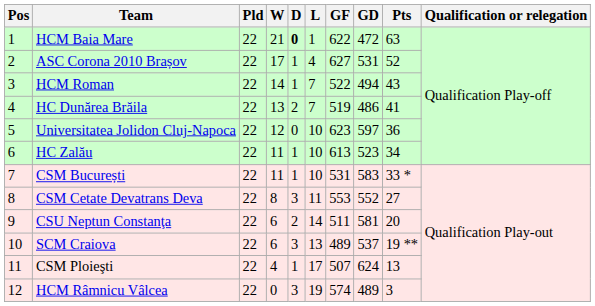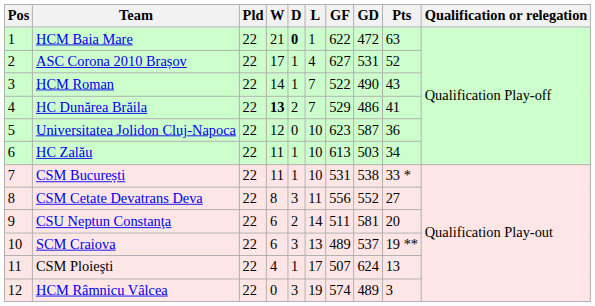(368, 84) 494 -> (368, 84) 490
(277, 107) normal -> (277, 107) bold
(340, 107) 519 -> (340, 107) 529
(368, 130) 597 -> (368, 130) 587
(368, 152) 523 -> (368, 152) 503
(368, 175) 583 -> (368, 175) 538
(340, 198) 553 -> (340, 198) 556
